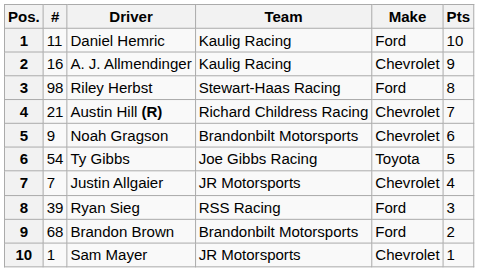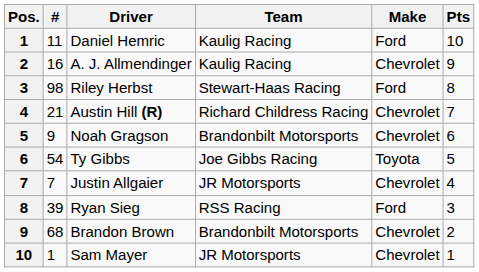(391, 231) Ford -> (407, 231) Chevrolet
